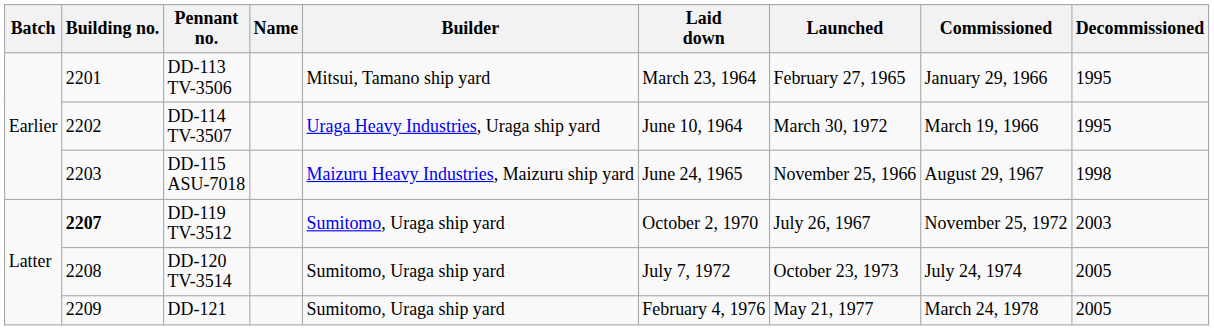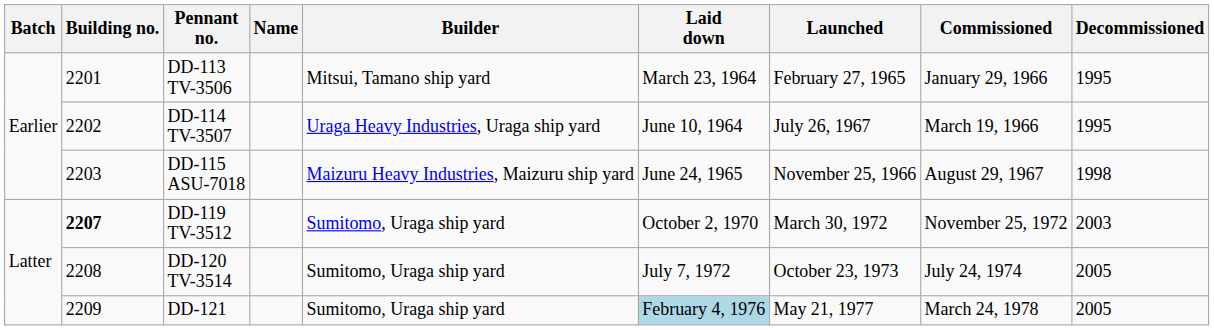(830, 125) March 30, 1972 -> (822, 125) July 26, 1967
(822, 223) July 26, 1967 -> (830, 223) March 30, 1972
(704, 310) no background -> (704, 310) lightblue background
